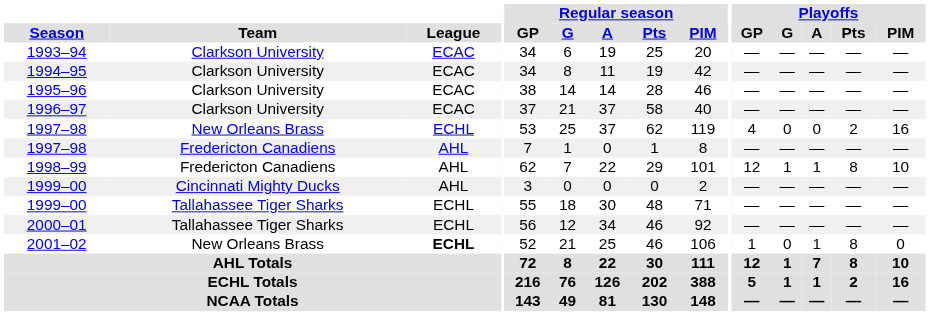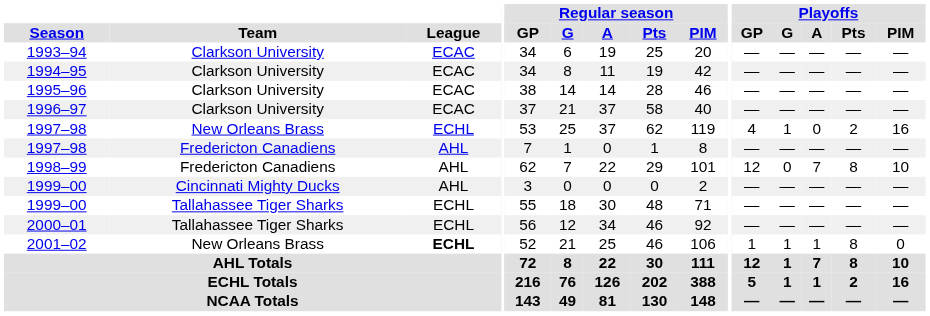(787, 128) 0 -> (787, 128) 1
(787, 167) 1 -> (787, 167) 0
(817, 167) 1 -> (817, 167) 7
(787, 244) 0 -> (787, 244) 1
